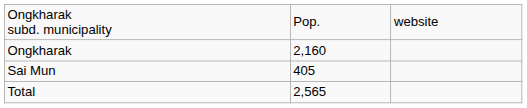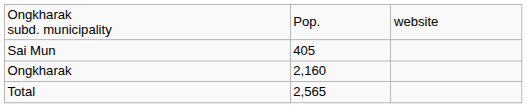rows swapped: (40, 50) <-> (32, 71)
